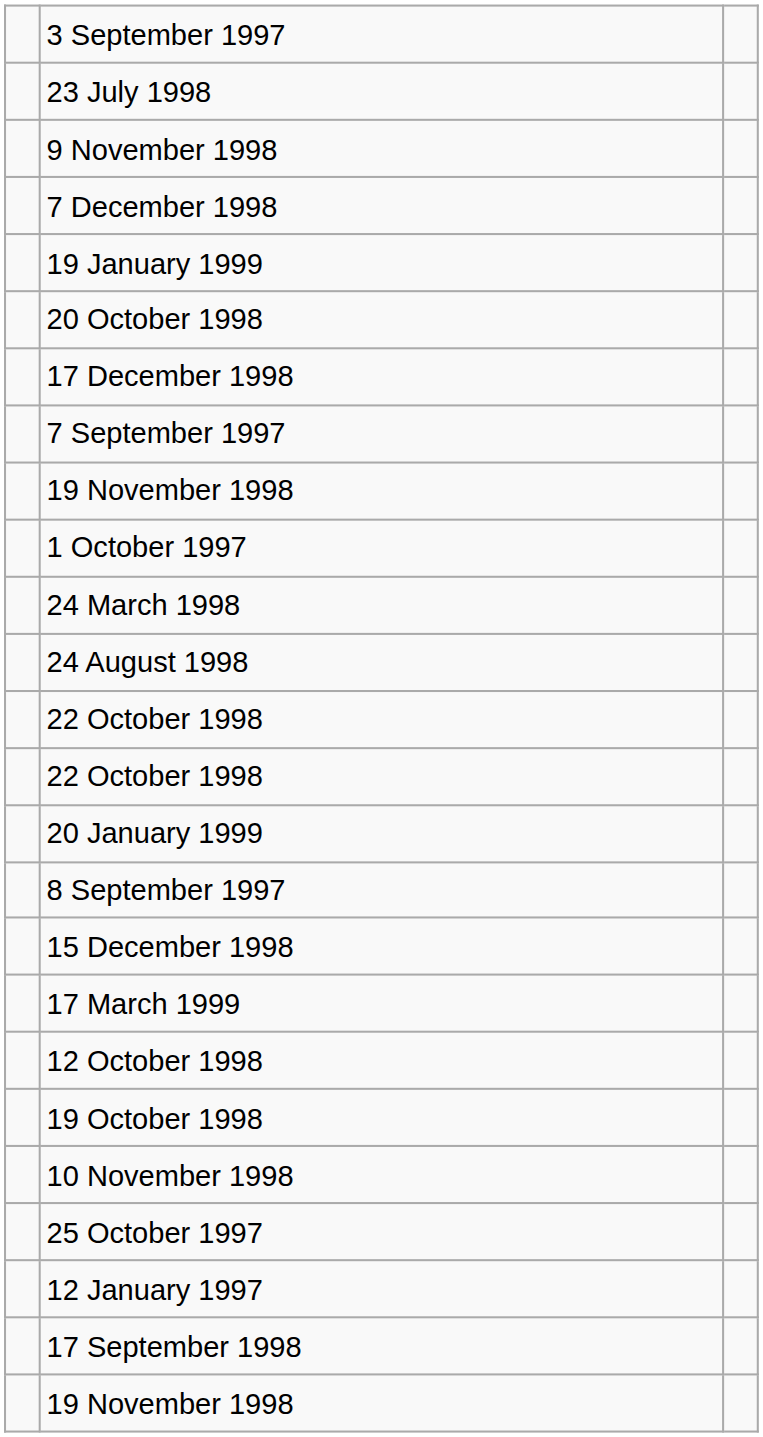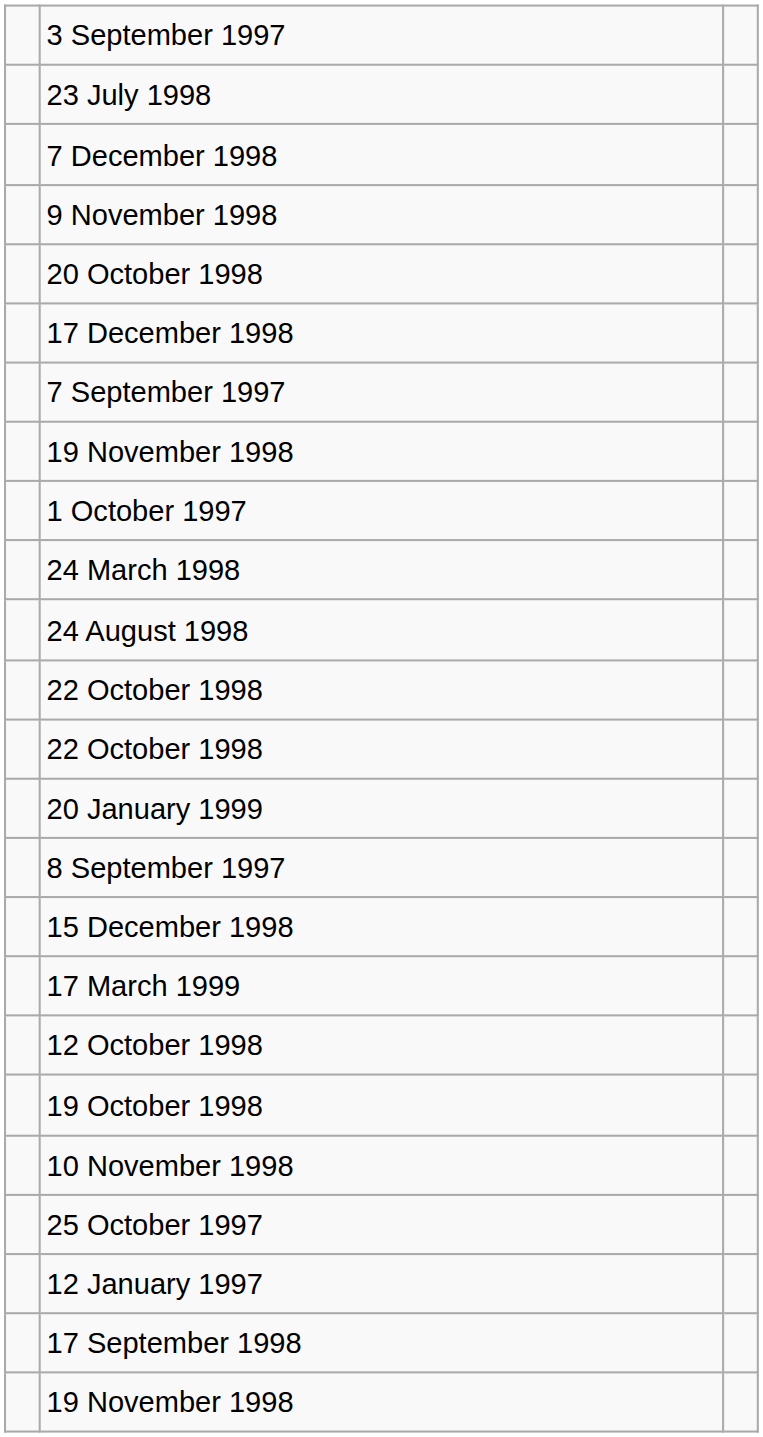rows swapped: (22, 149) <-> (22, 206)
- row: (22, 263)
